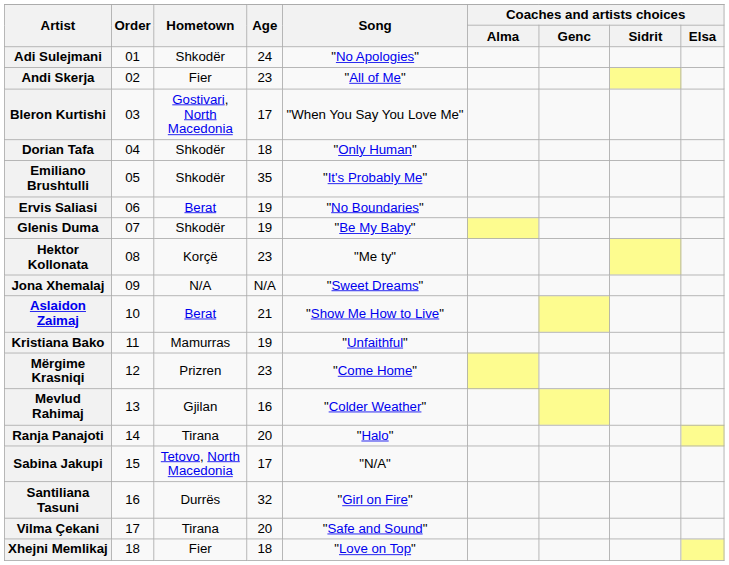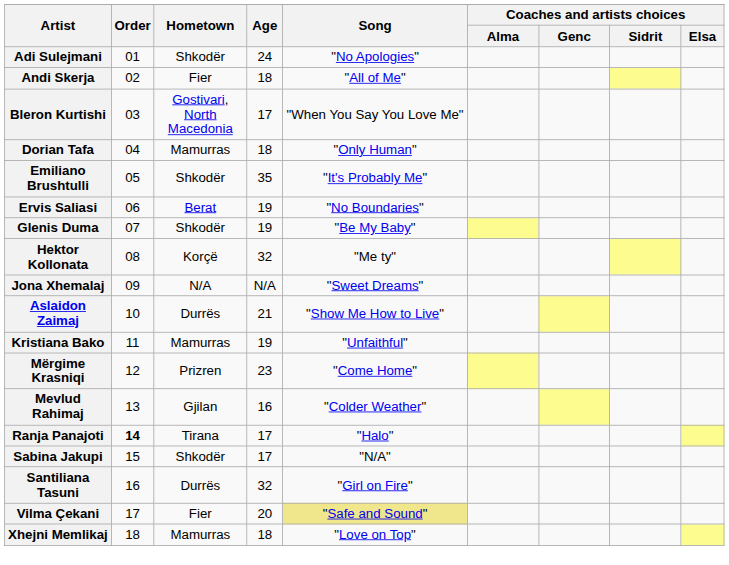(265, 78) 23 -> (265, 78) 18
(200, 150) Shkodër -> (200, 150) Mamurras
(265, 256) 23 -> (265, 256) 32
(200, 313) Berat -> (200, 313) Durrës
(133, 435) normal -> (133, 435) bold
(265, 435) 20 -> (265, 435) 17
(200, 464) Tetovo, North Macedonia -> (200, 456) Shkodër
(200, 528) Tirana -> (200, 513) Fier
(375, 528) no background -> (375, 513) khaki background
(200, 549) Fier -> (200, 534) Mamurras
